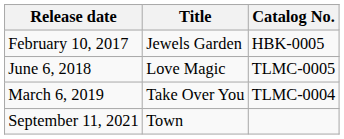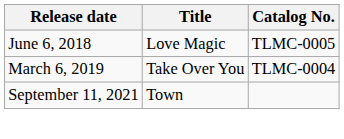- row: (68, 43)
